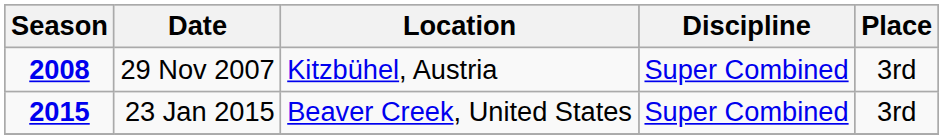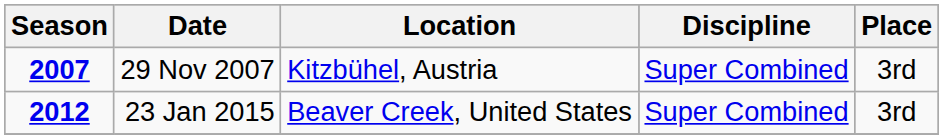(59, 69) 2008 -> (59, 69) 2007
(59, 112) 2015 -> (59, 112) 2012
